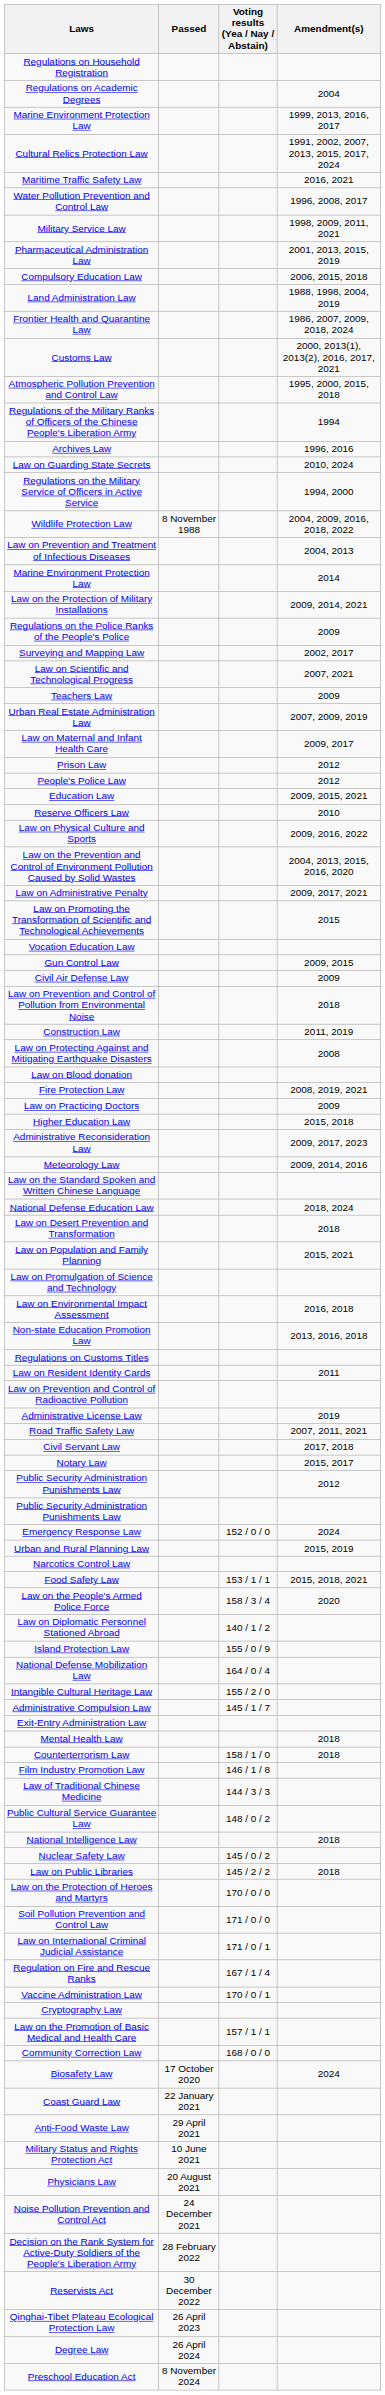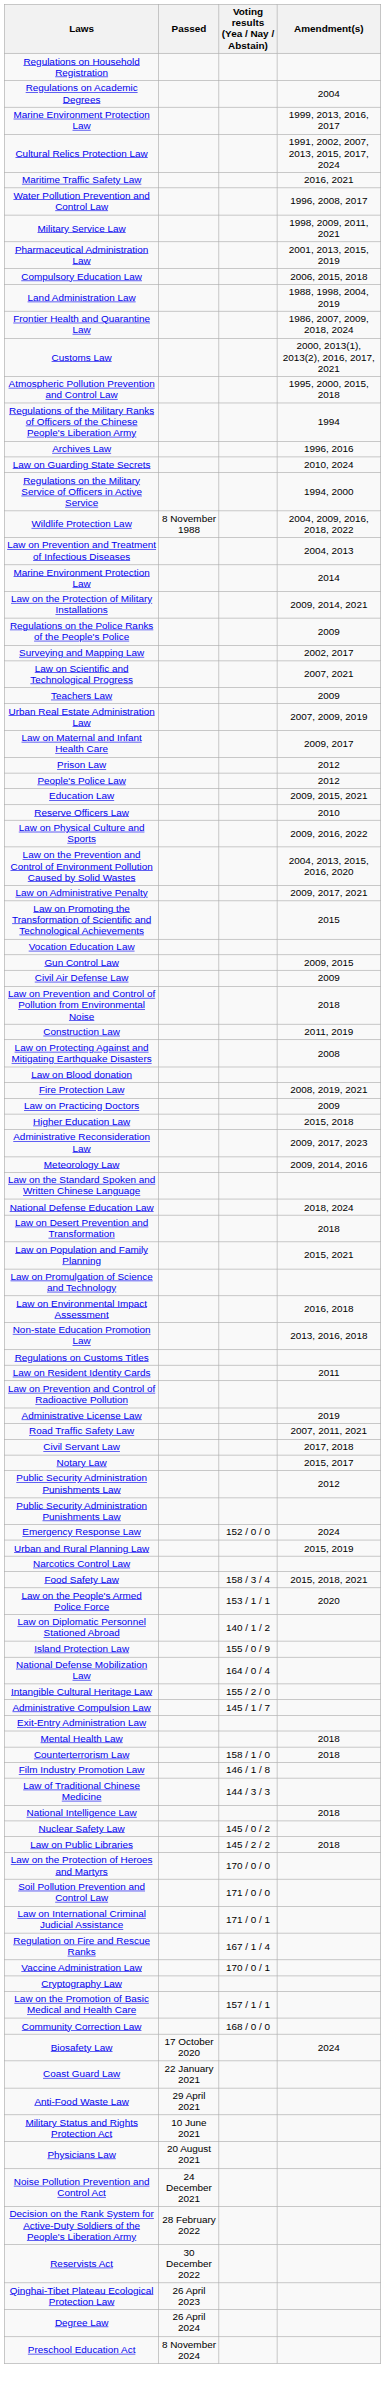(248, 1579) 153 / 1 / 1 -> (248, 1579) 158 / 3 / 4
(248, 1601) 158 / 3 / 4 -> (248, 1601) 153 / 1 / 1
- row: (82, 1818)
